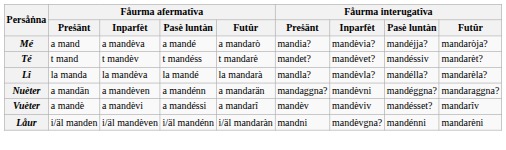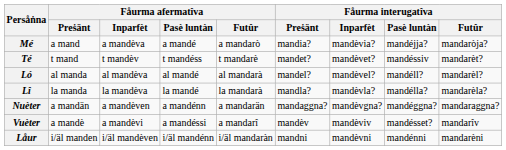+ row: (26, 75)
(352, 91) mandèvni -> (357, 106) mandèvgna?
(357, 122) mandèvgna? -> (352, 138) mandèvni
